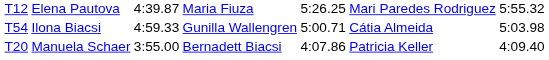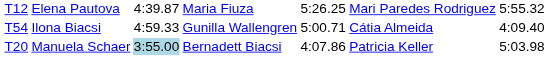(522, 27) 5:03.98 -> (522, 27) 4:09.40
(157, 46) no background -> (157, 46) lightblue background
(522, 46) 4:09.40 -> (522, 46) 5:03.98
